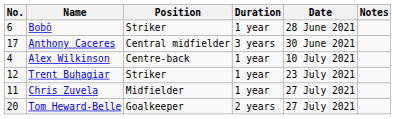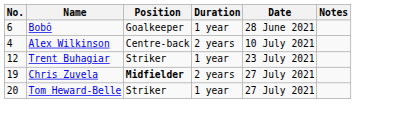(146, 28) Striker -> (155, 28) Goalkeeper
- row: (72, 44)
(252, 59) 1 year -> (214, 44) 2 years
(12, 91) 11 -> (12, 75) 19
(155, 91) normal -> (155, 75) bold
(252, 91) 1 year -> (214, 75) 2 years
(155, 106) Goalkeeper -> (146, 91) Striker
(255, 106) 2 years -> (212, 91) 1 year
